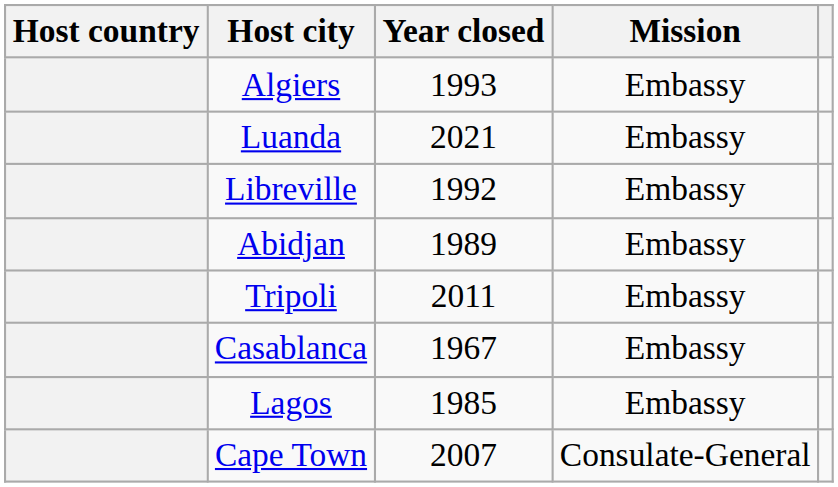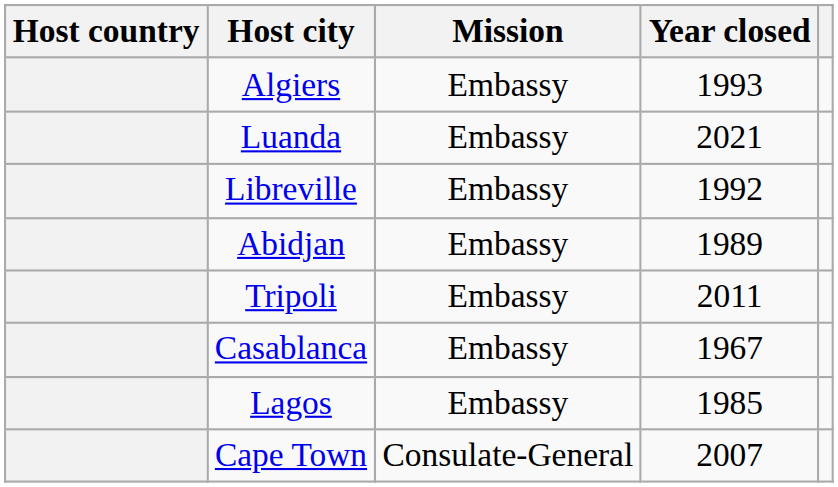columns swapped: (685, 31) <-> (464, 31)
